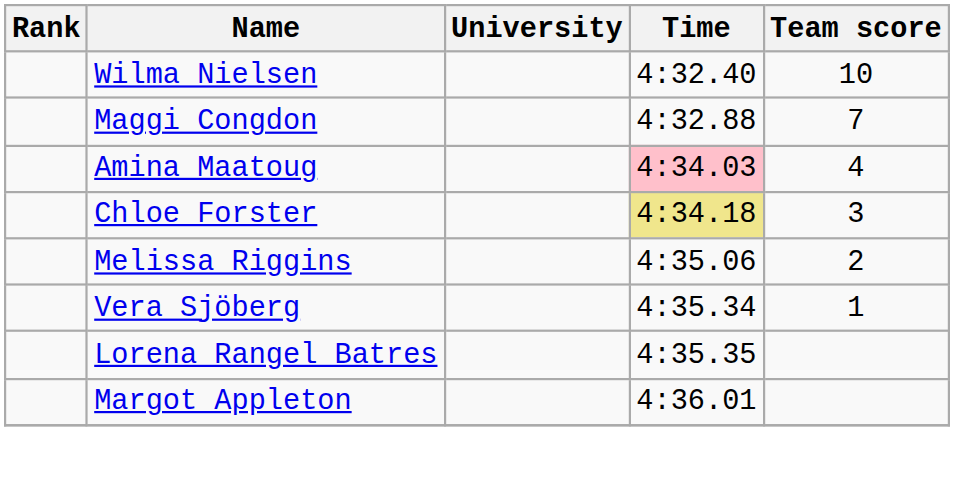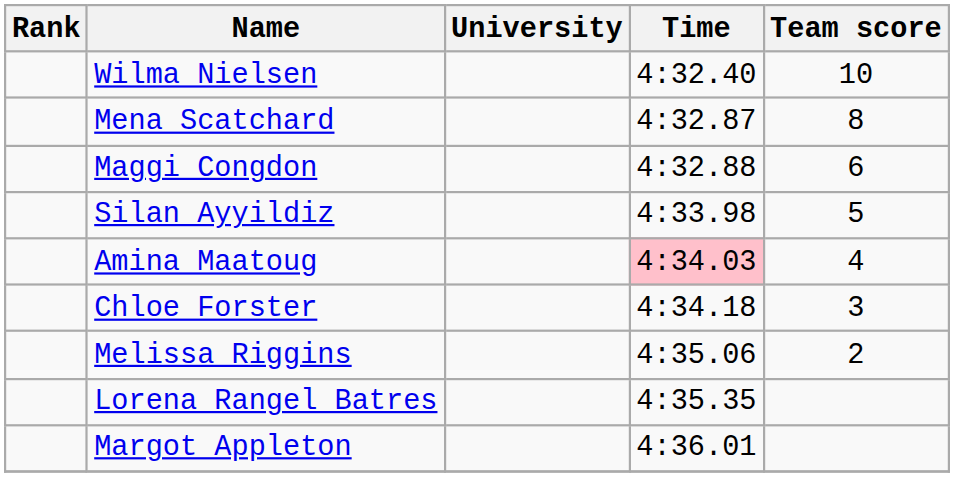+ row: (214, 122)
(856, 122) 7 -> (856, 168) 6
+ row: (214, 215)
(696, 215) khaki background -> (696, 308) no background
- row: (197, 308)
